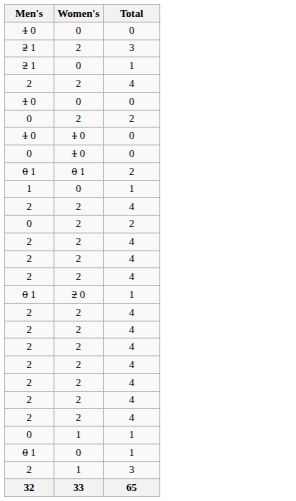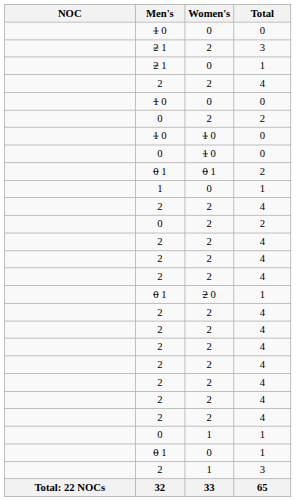+ column: (70, 13)
